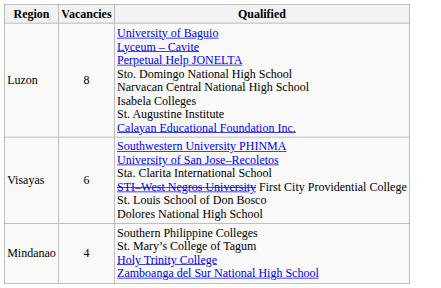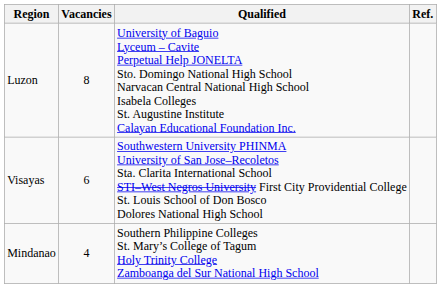+ column: (423, 14)
